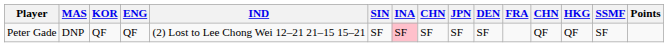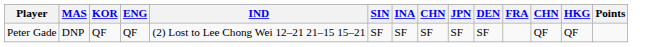- column: (610, 14)
(401, 32) pink background -> (401, 32) no background
